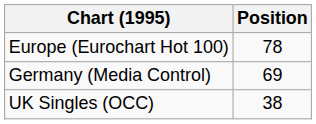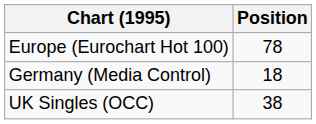(272, 75) 69 -> (272, 75) 18
